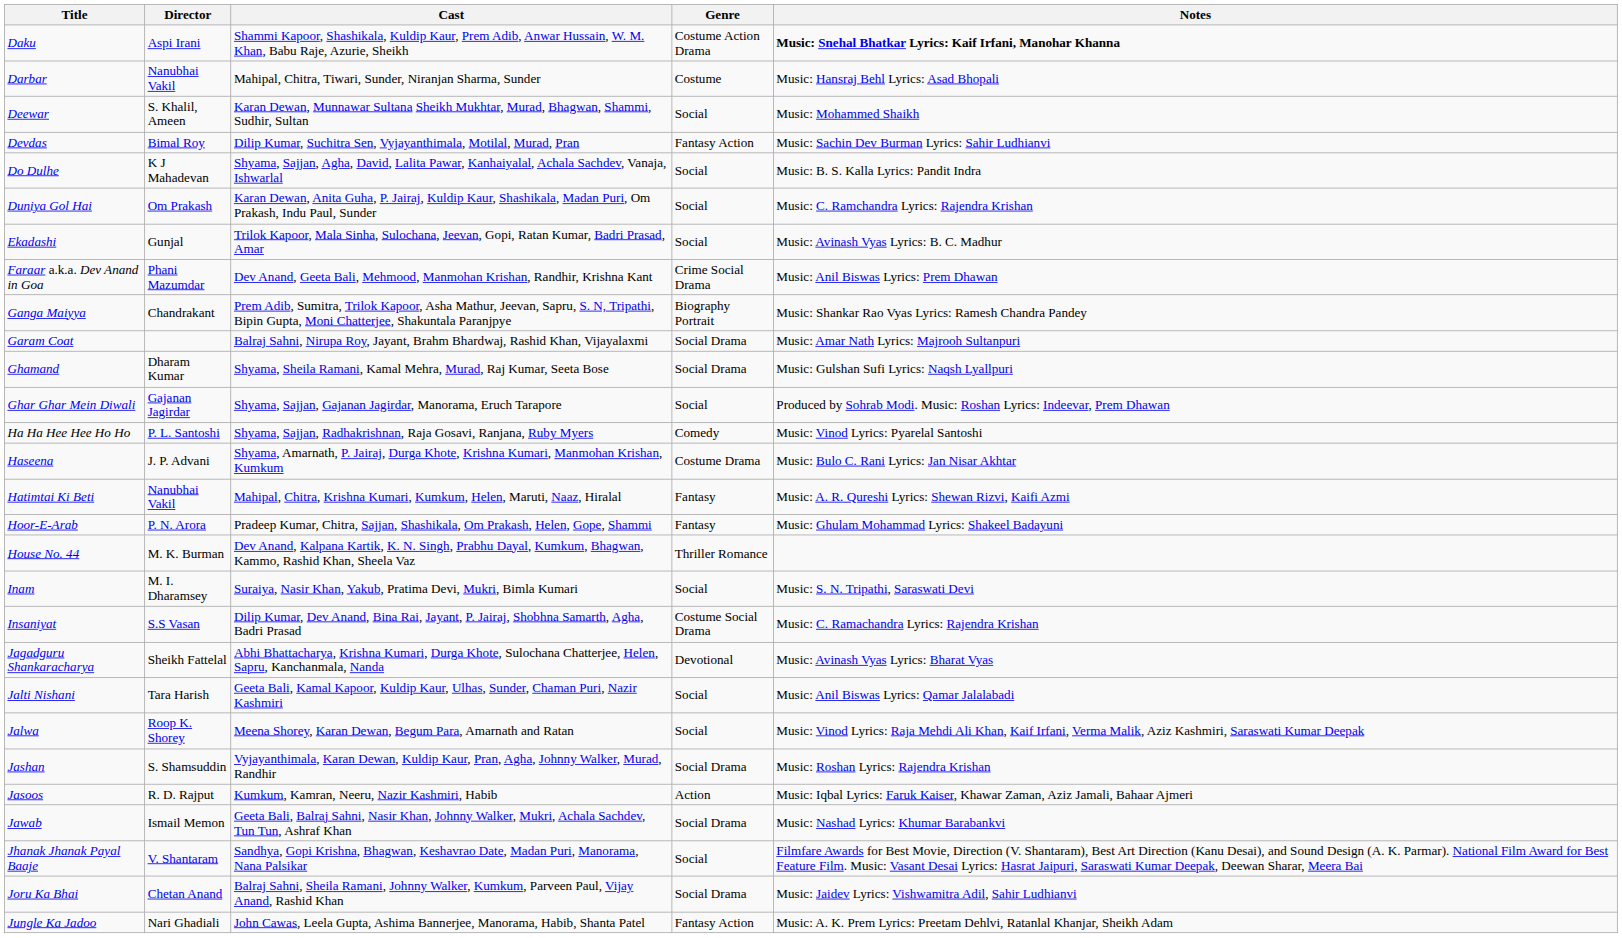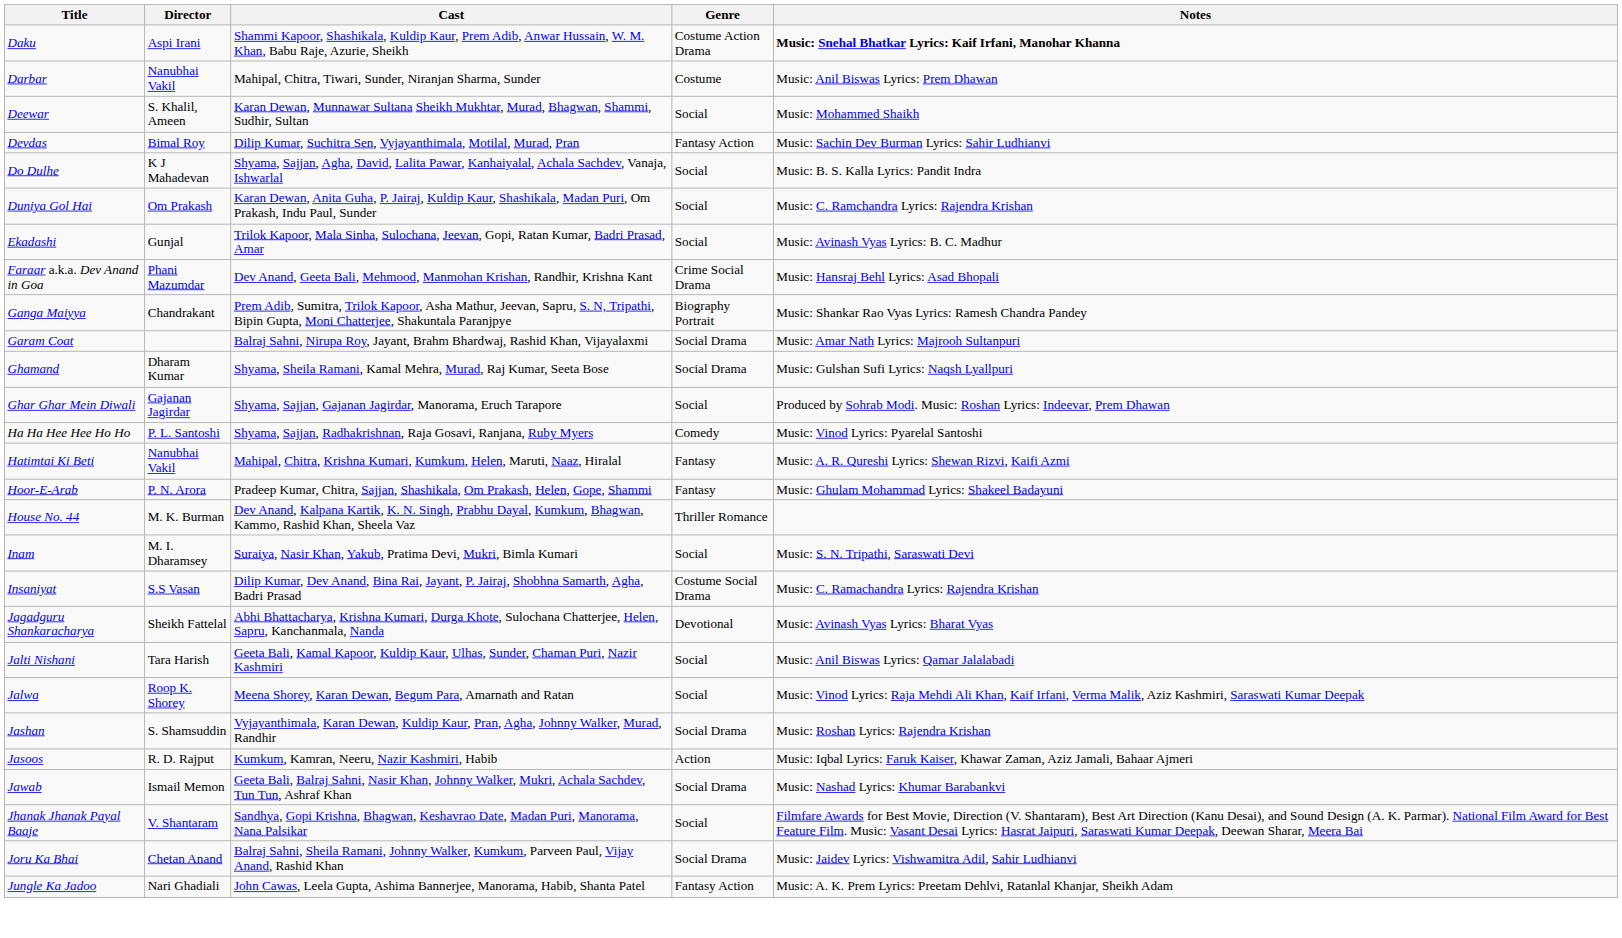(888, 78) Music: Hansraj Behl Lyrics: Asad Bhopali -> (887, 78) Music: Anil Biswas Lyrics: Prem Dhawan
(887, 277) Music: Anil Biswas Lyrics: Prem Dhawan -> (888, 277) Music: Hansraj Behl Lyrics: Asad Bhopali
- row: (30, 461)
